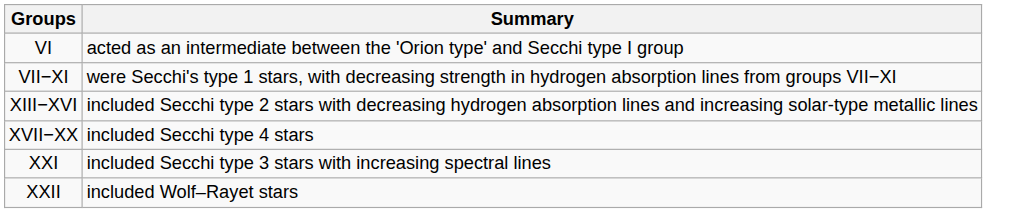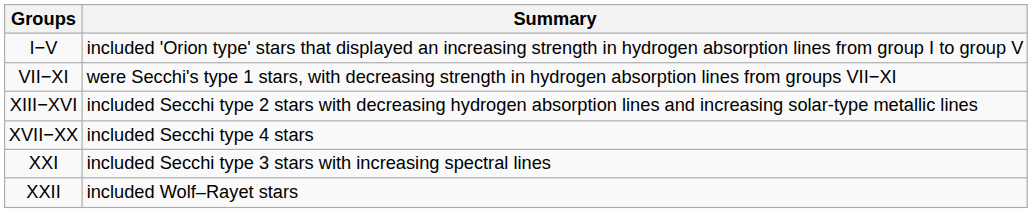+ row: (43, 47)
- row: (43, 47)
